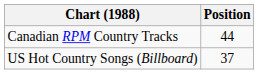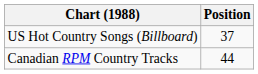rows swapped: (93, 36) <-> (103, 58)
